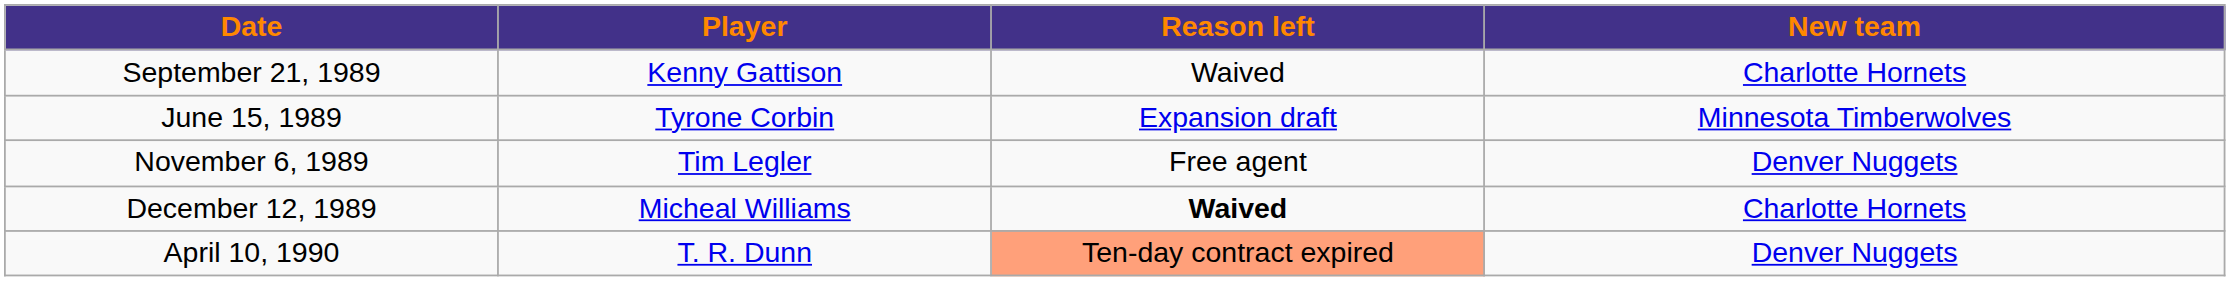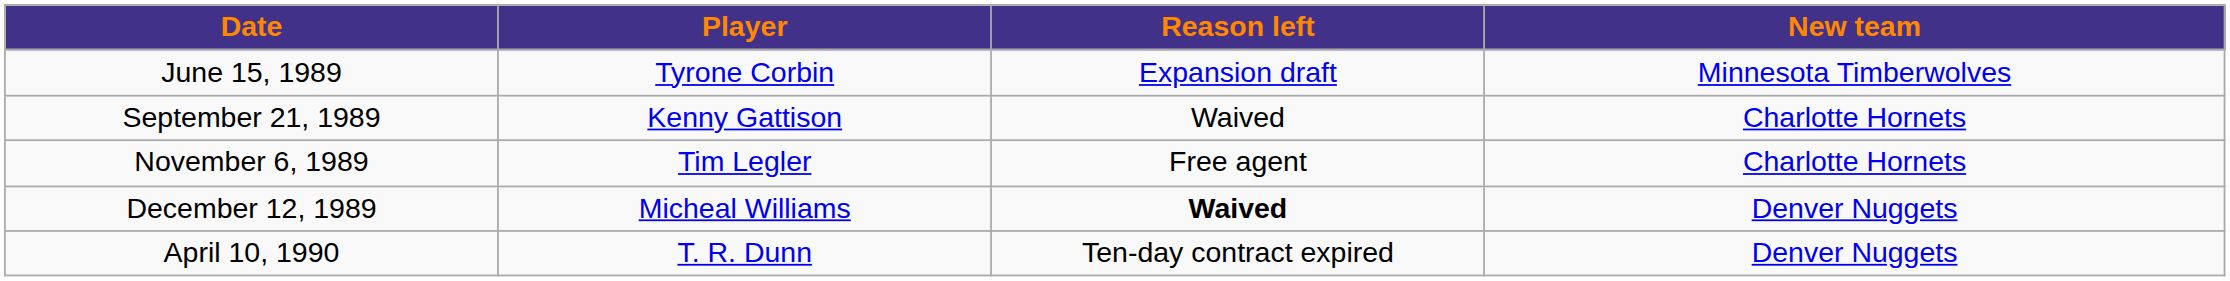rows swapped: (251, 117) <-> (252, 72)
(1855, 162) Denver Nuggets -> (1855, 162) Charlotte Hornets
(1855, 207) Charlotte Hornets -> (1855, 207) Denver Nuggets
(1238, 252) lightsalmon background -> (1238, 252) no background
